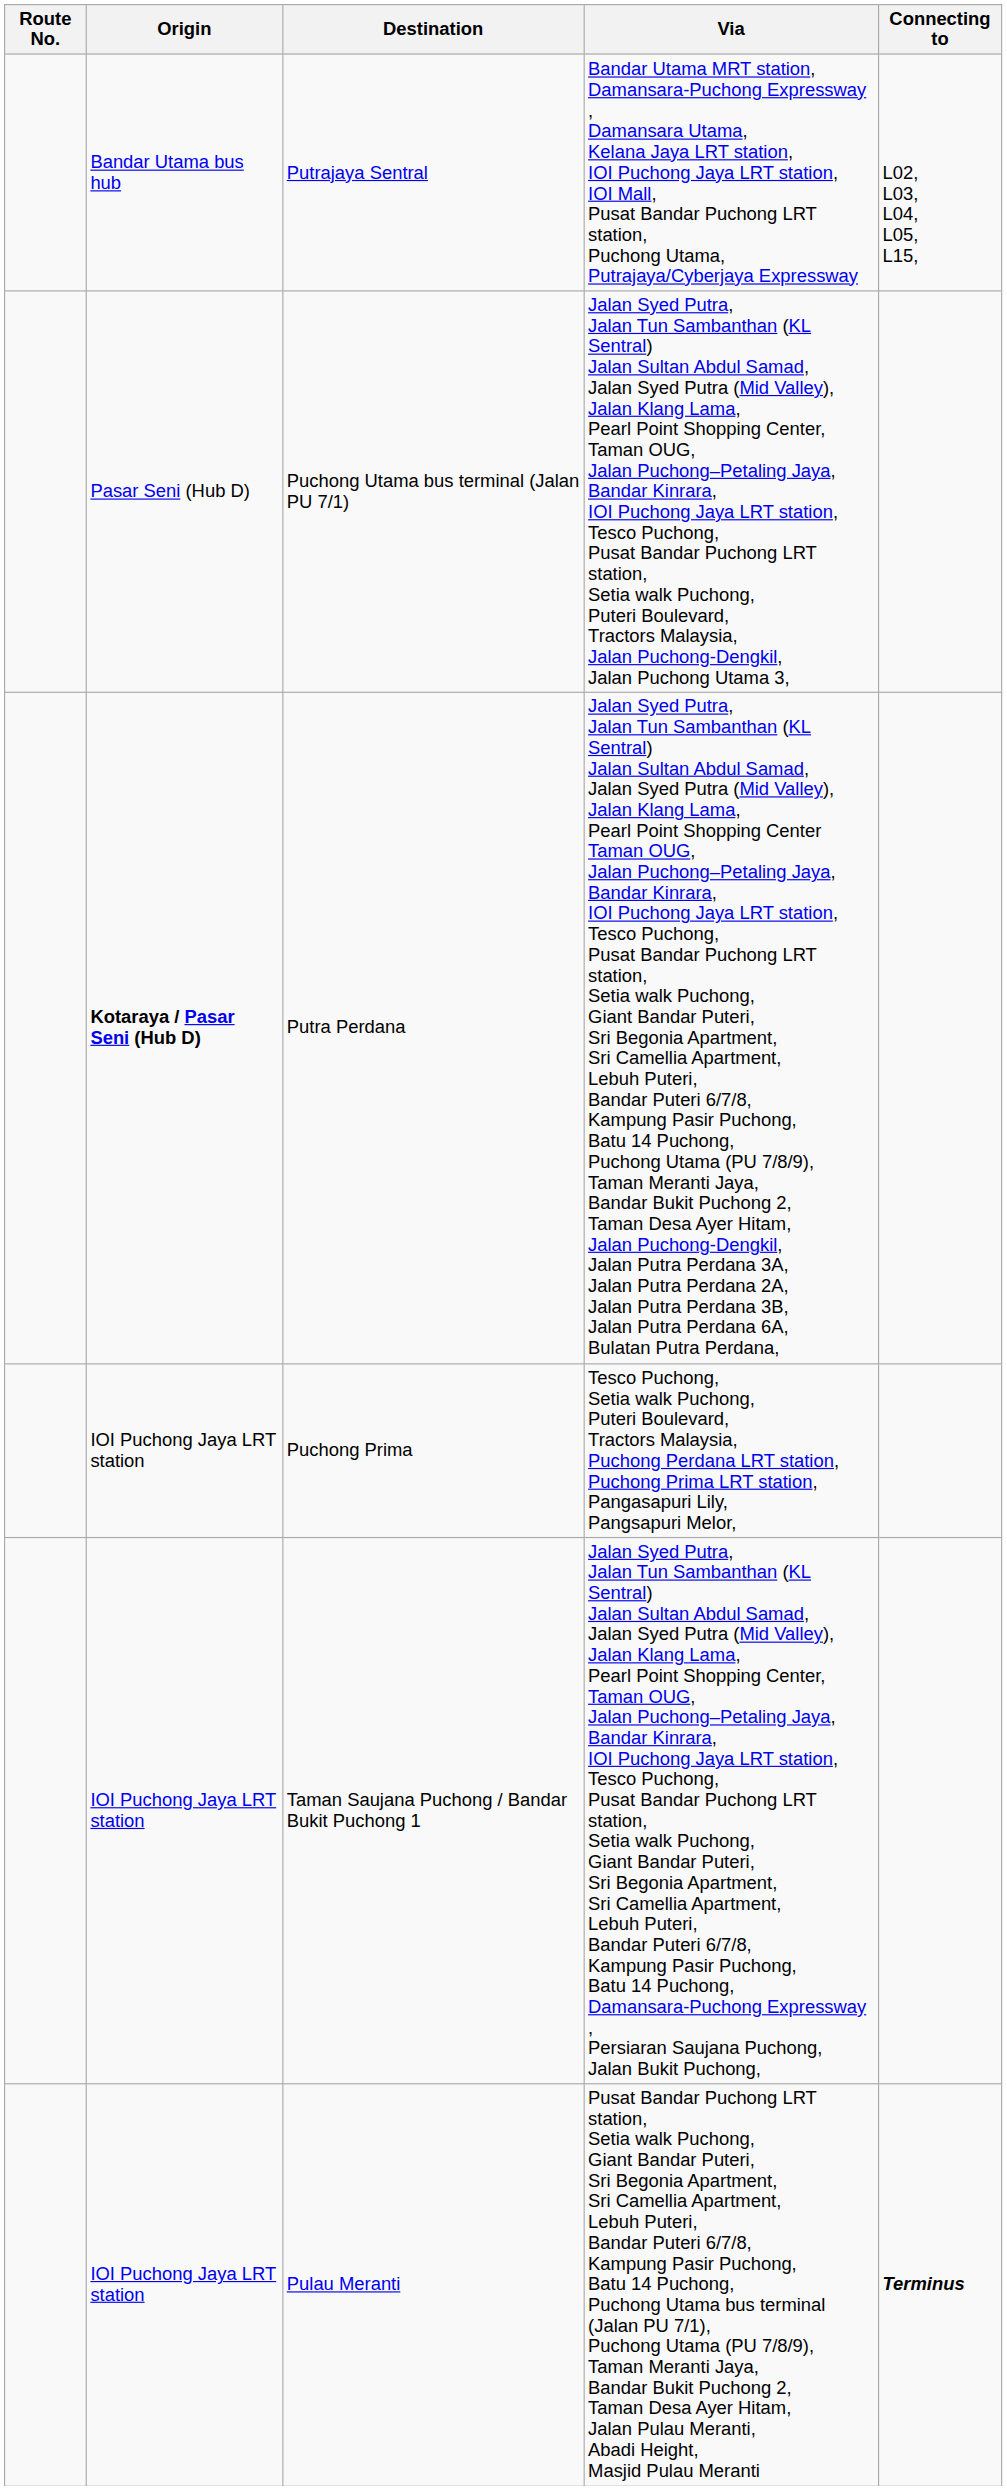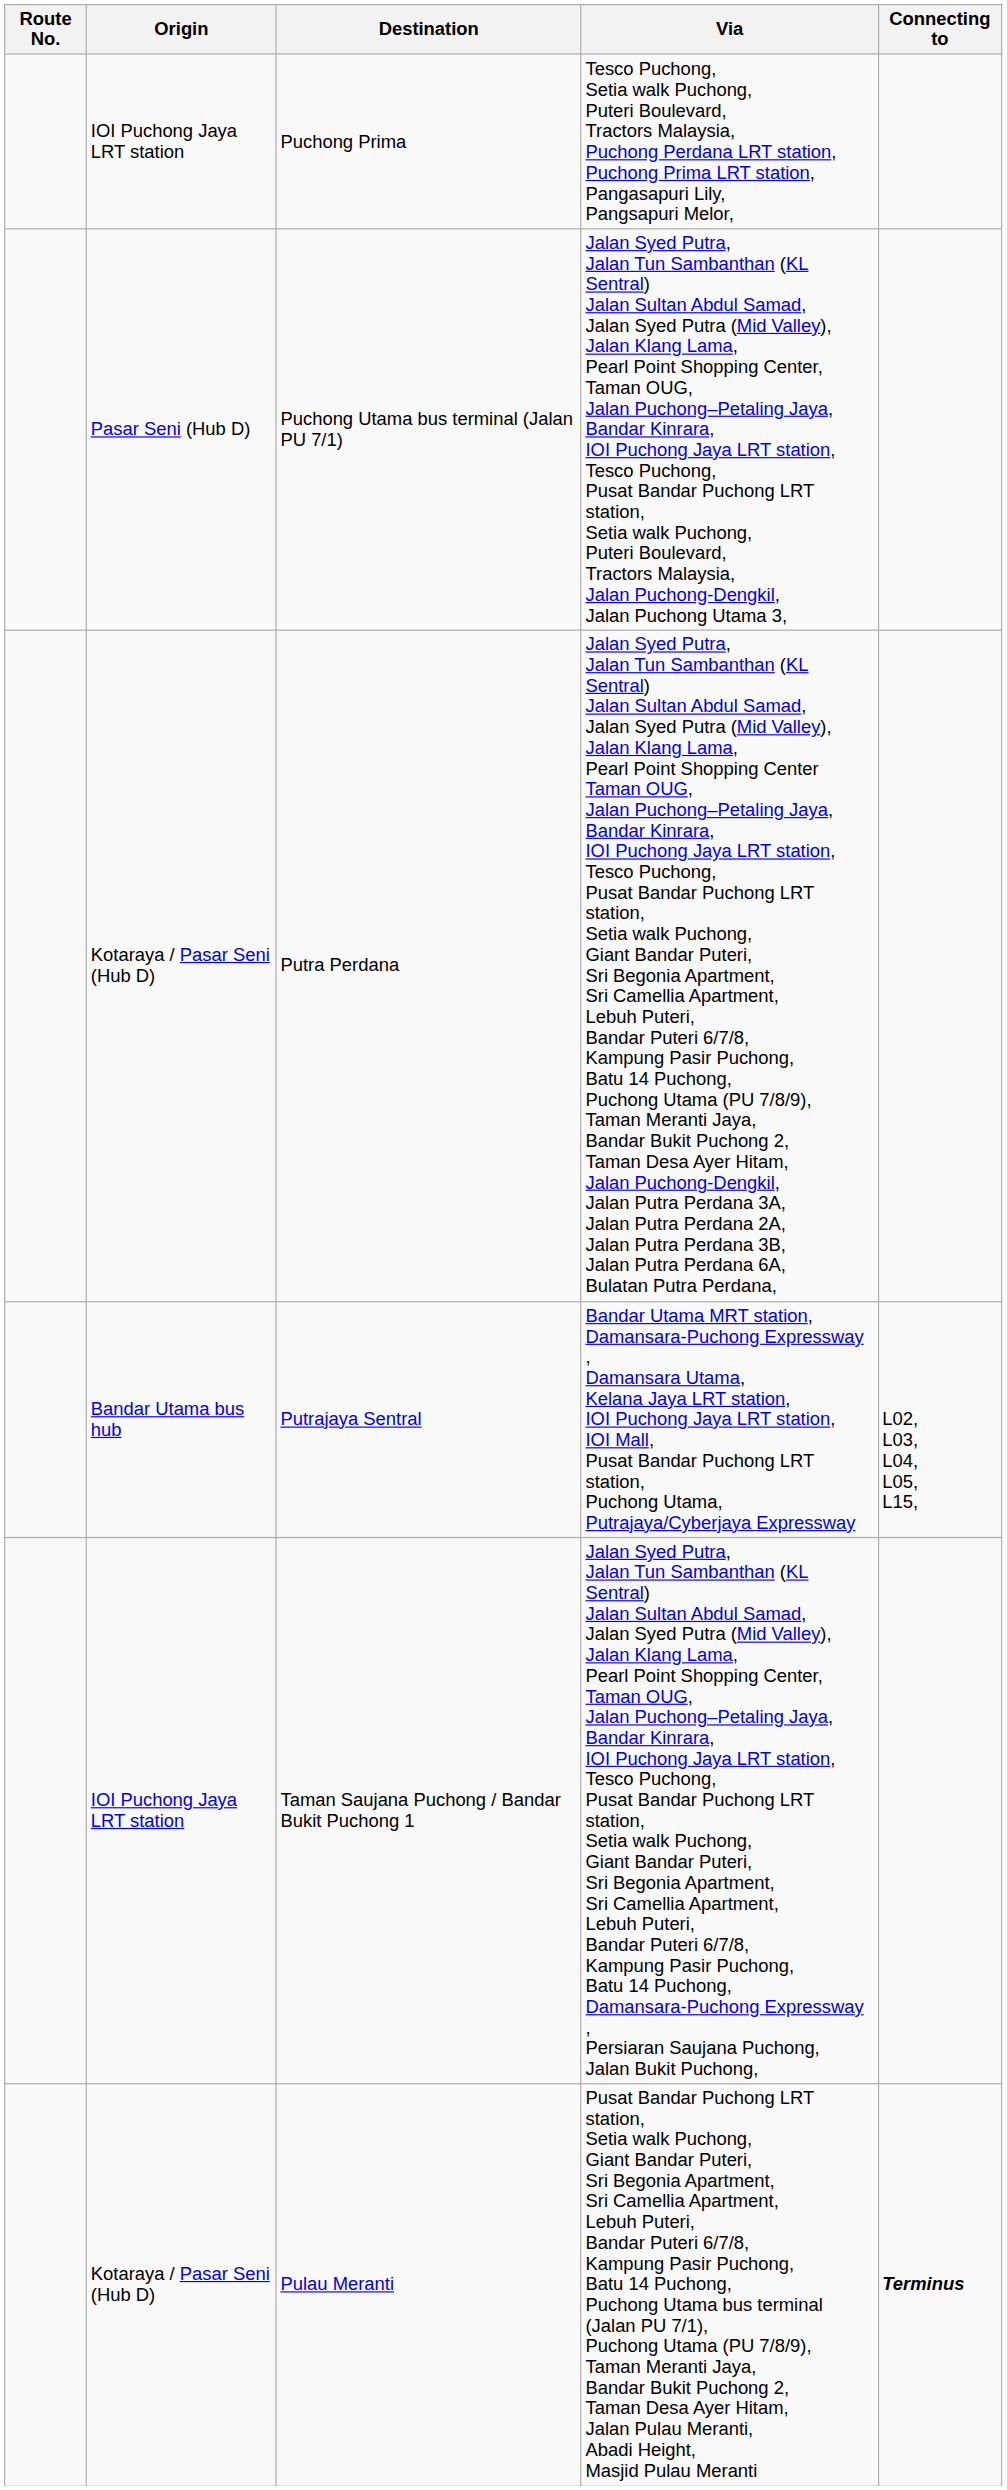rows swapped: (357, 172) <-> (350, 1450)
(162, 1027) bold -> (180, 965) normal
(183, 2284) IOI Puchong Jaya LRT station -> (180, 2284) Kotaraya / Pasar Seni (Hub D)
